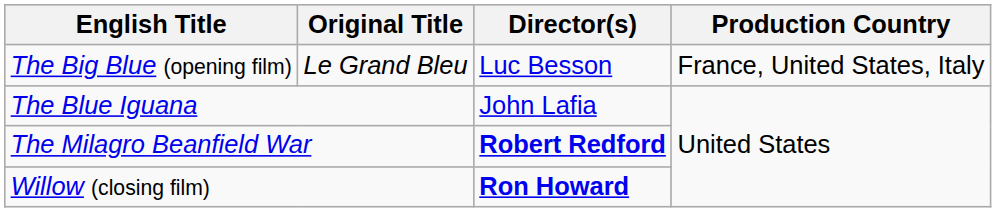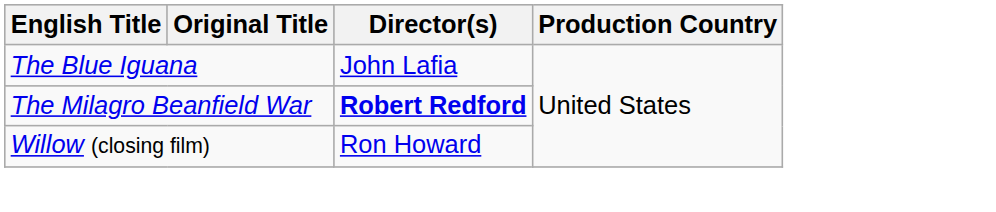- row: (151, 65)
(554, 186) bold -> (411, 145) normal
